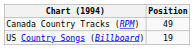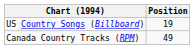rows swapped: (73, 24) <-> (75, 38)
